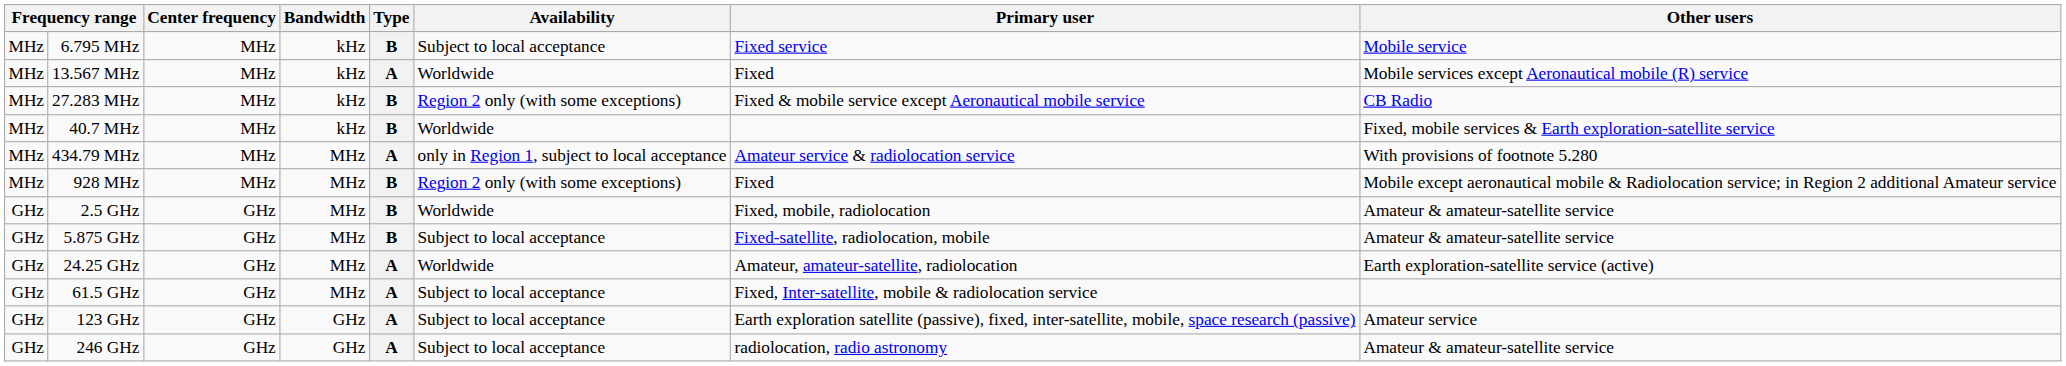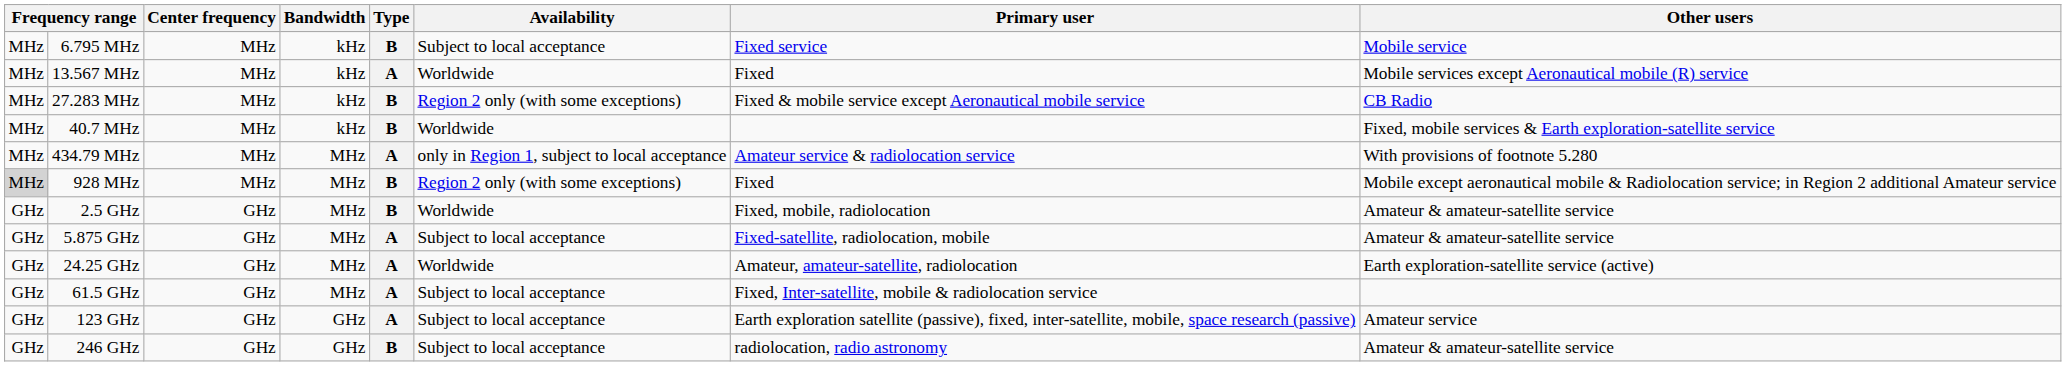(26, 182) no background -> (26, 182) lightgrey background
(391, 237) B -> (391, 237) A
(391, 347) A -> (391, 347) B
